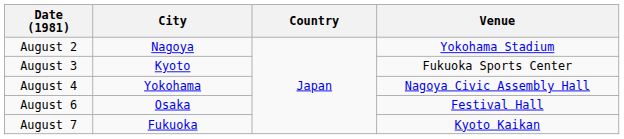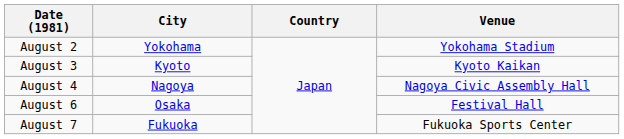(173, 47) Nagoya -> (173, 47) Yokohama
(497, 66) Fukuoka Sports Center -> (497, 66) Kyoto Kaikan
(173, 86) Yokohama -> (173, 86) Nagoya
(497, 124) Kyoto Kaikan -> (497, 124) Fukuoka Sports Center
